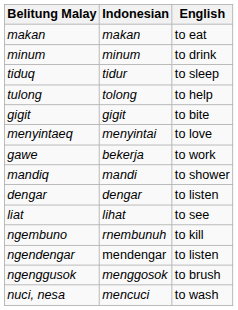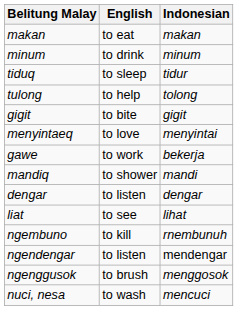columns swapped: (136, 14) <-> (202, 14)
